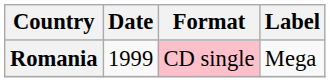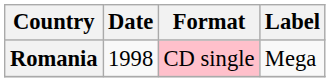(131, 58) 1999 -> (131, 58) 1998
